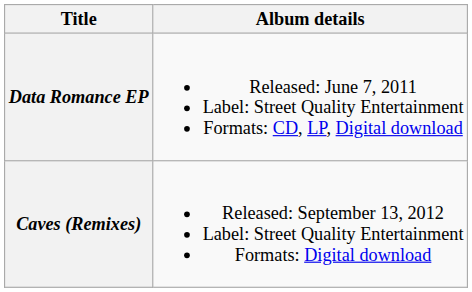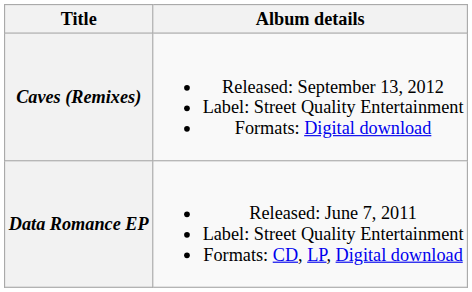rows swapped: (79, 96) <-> (79, 223)
